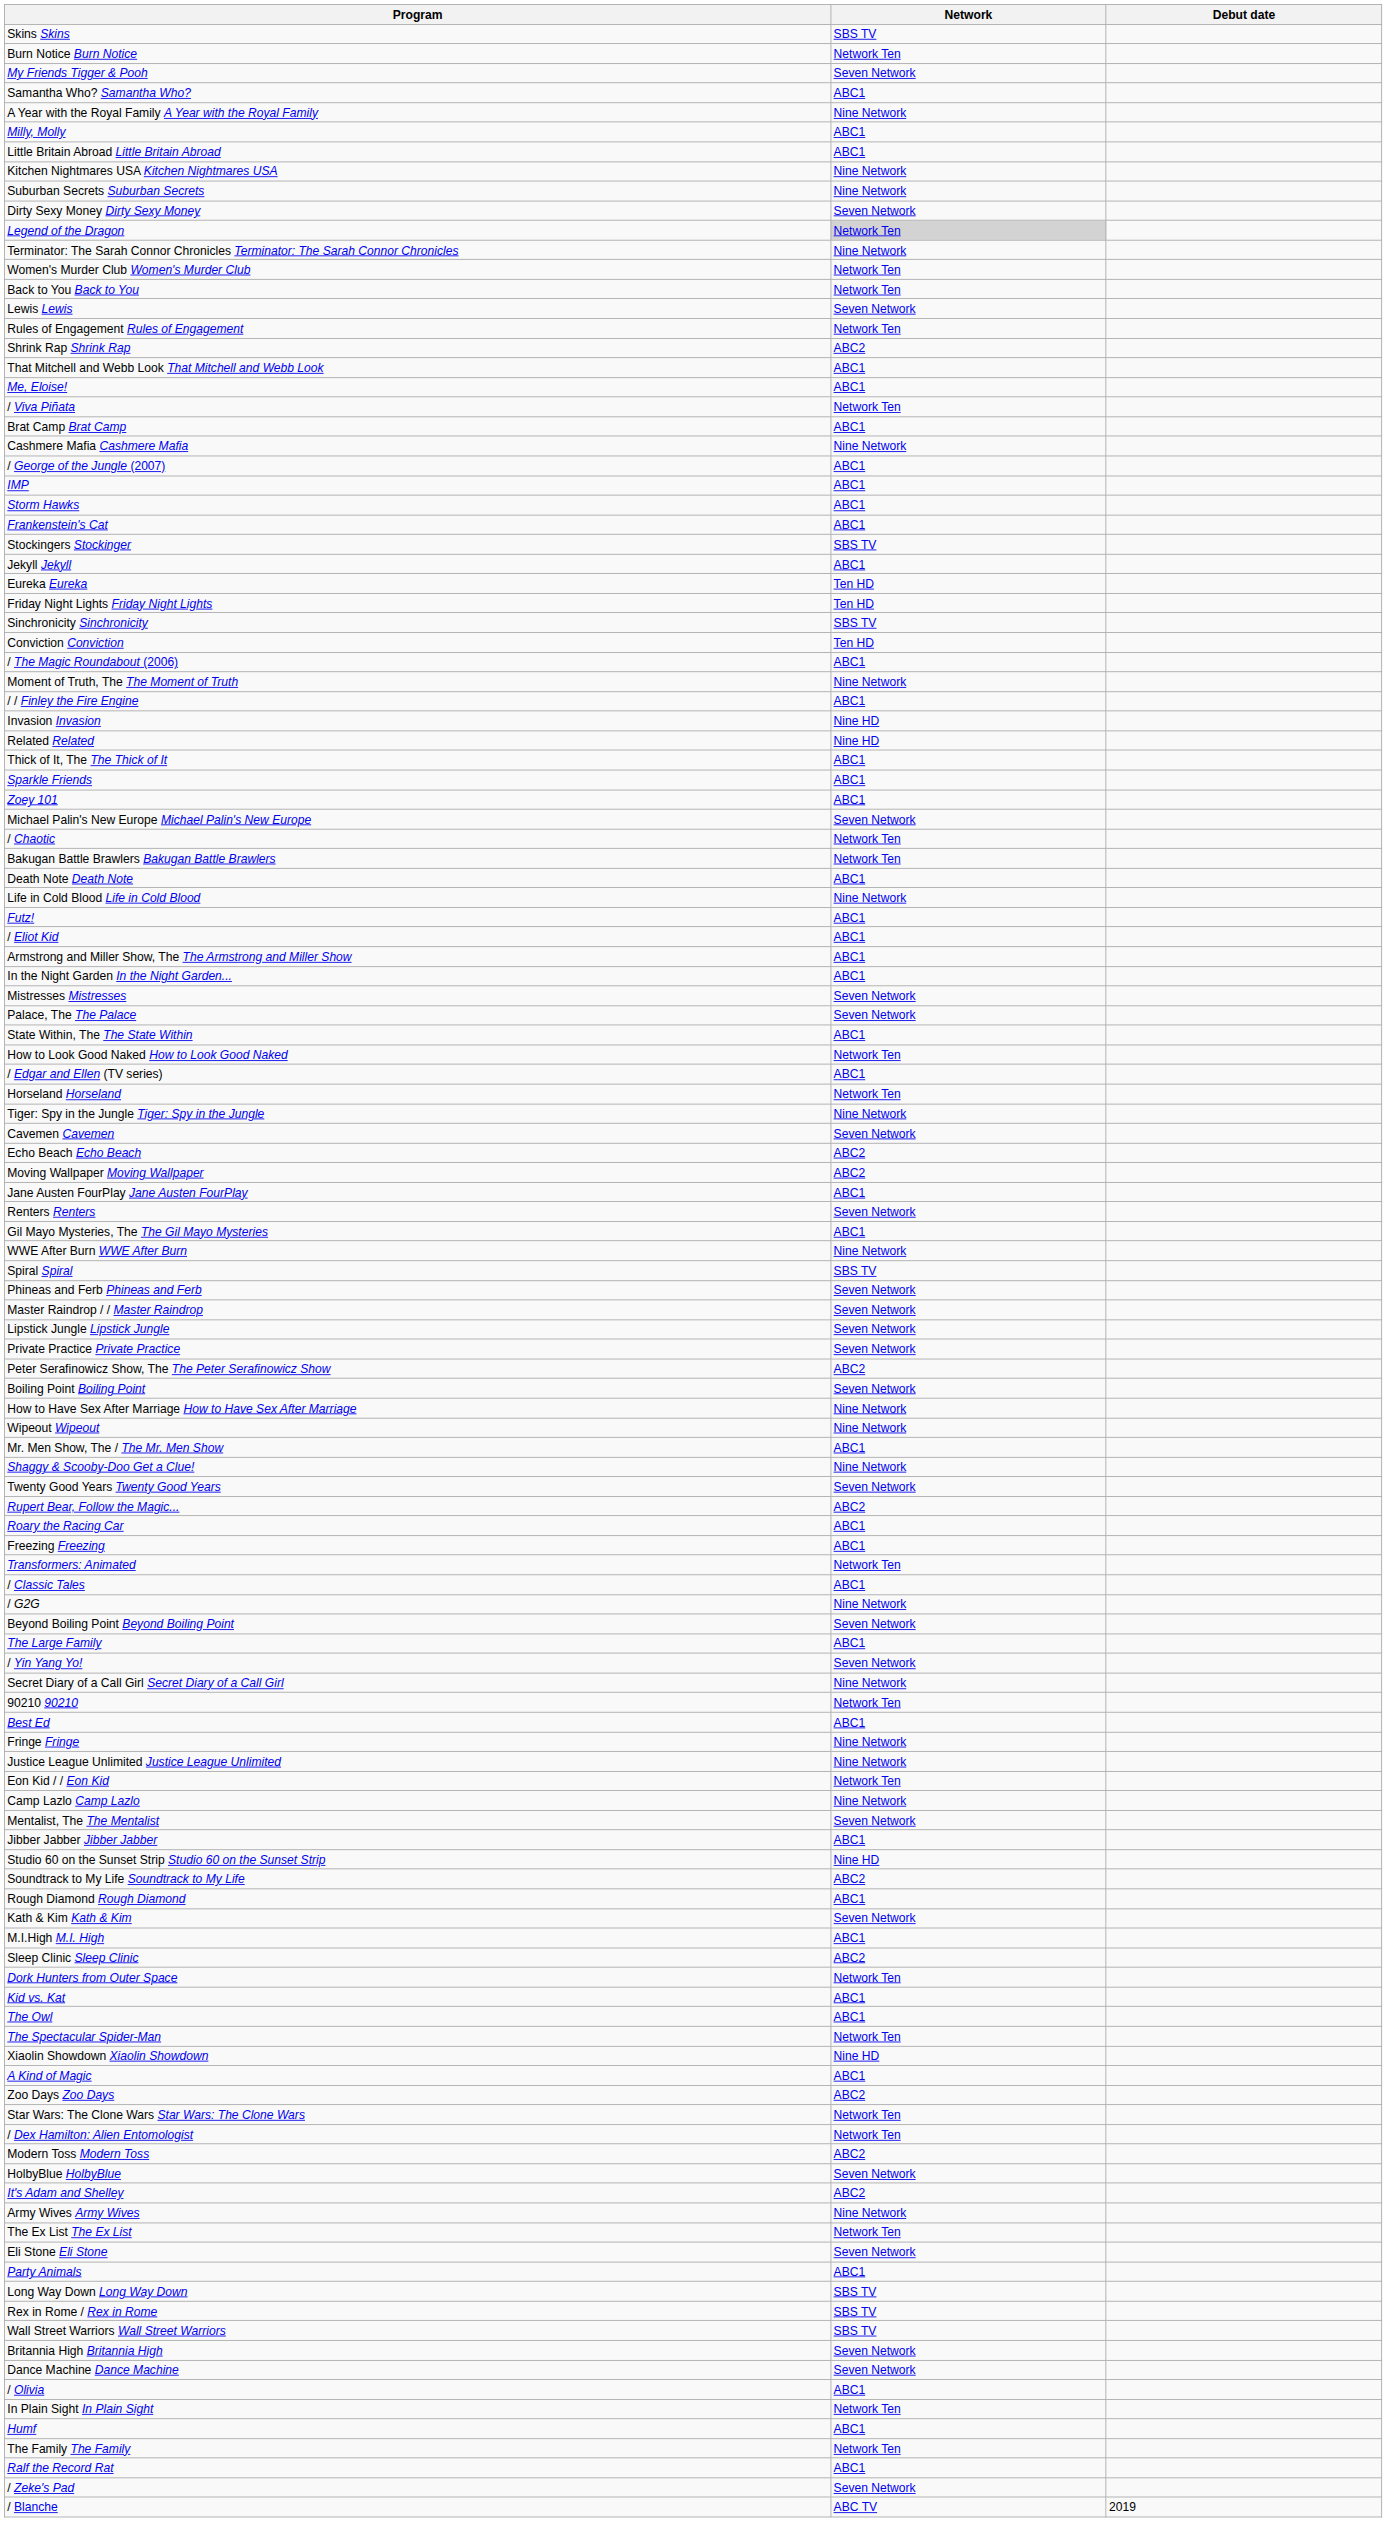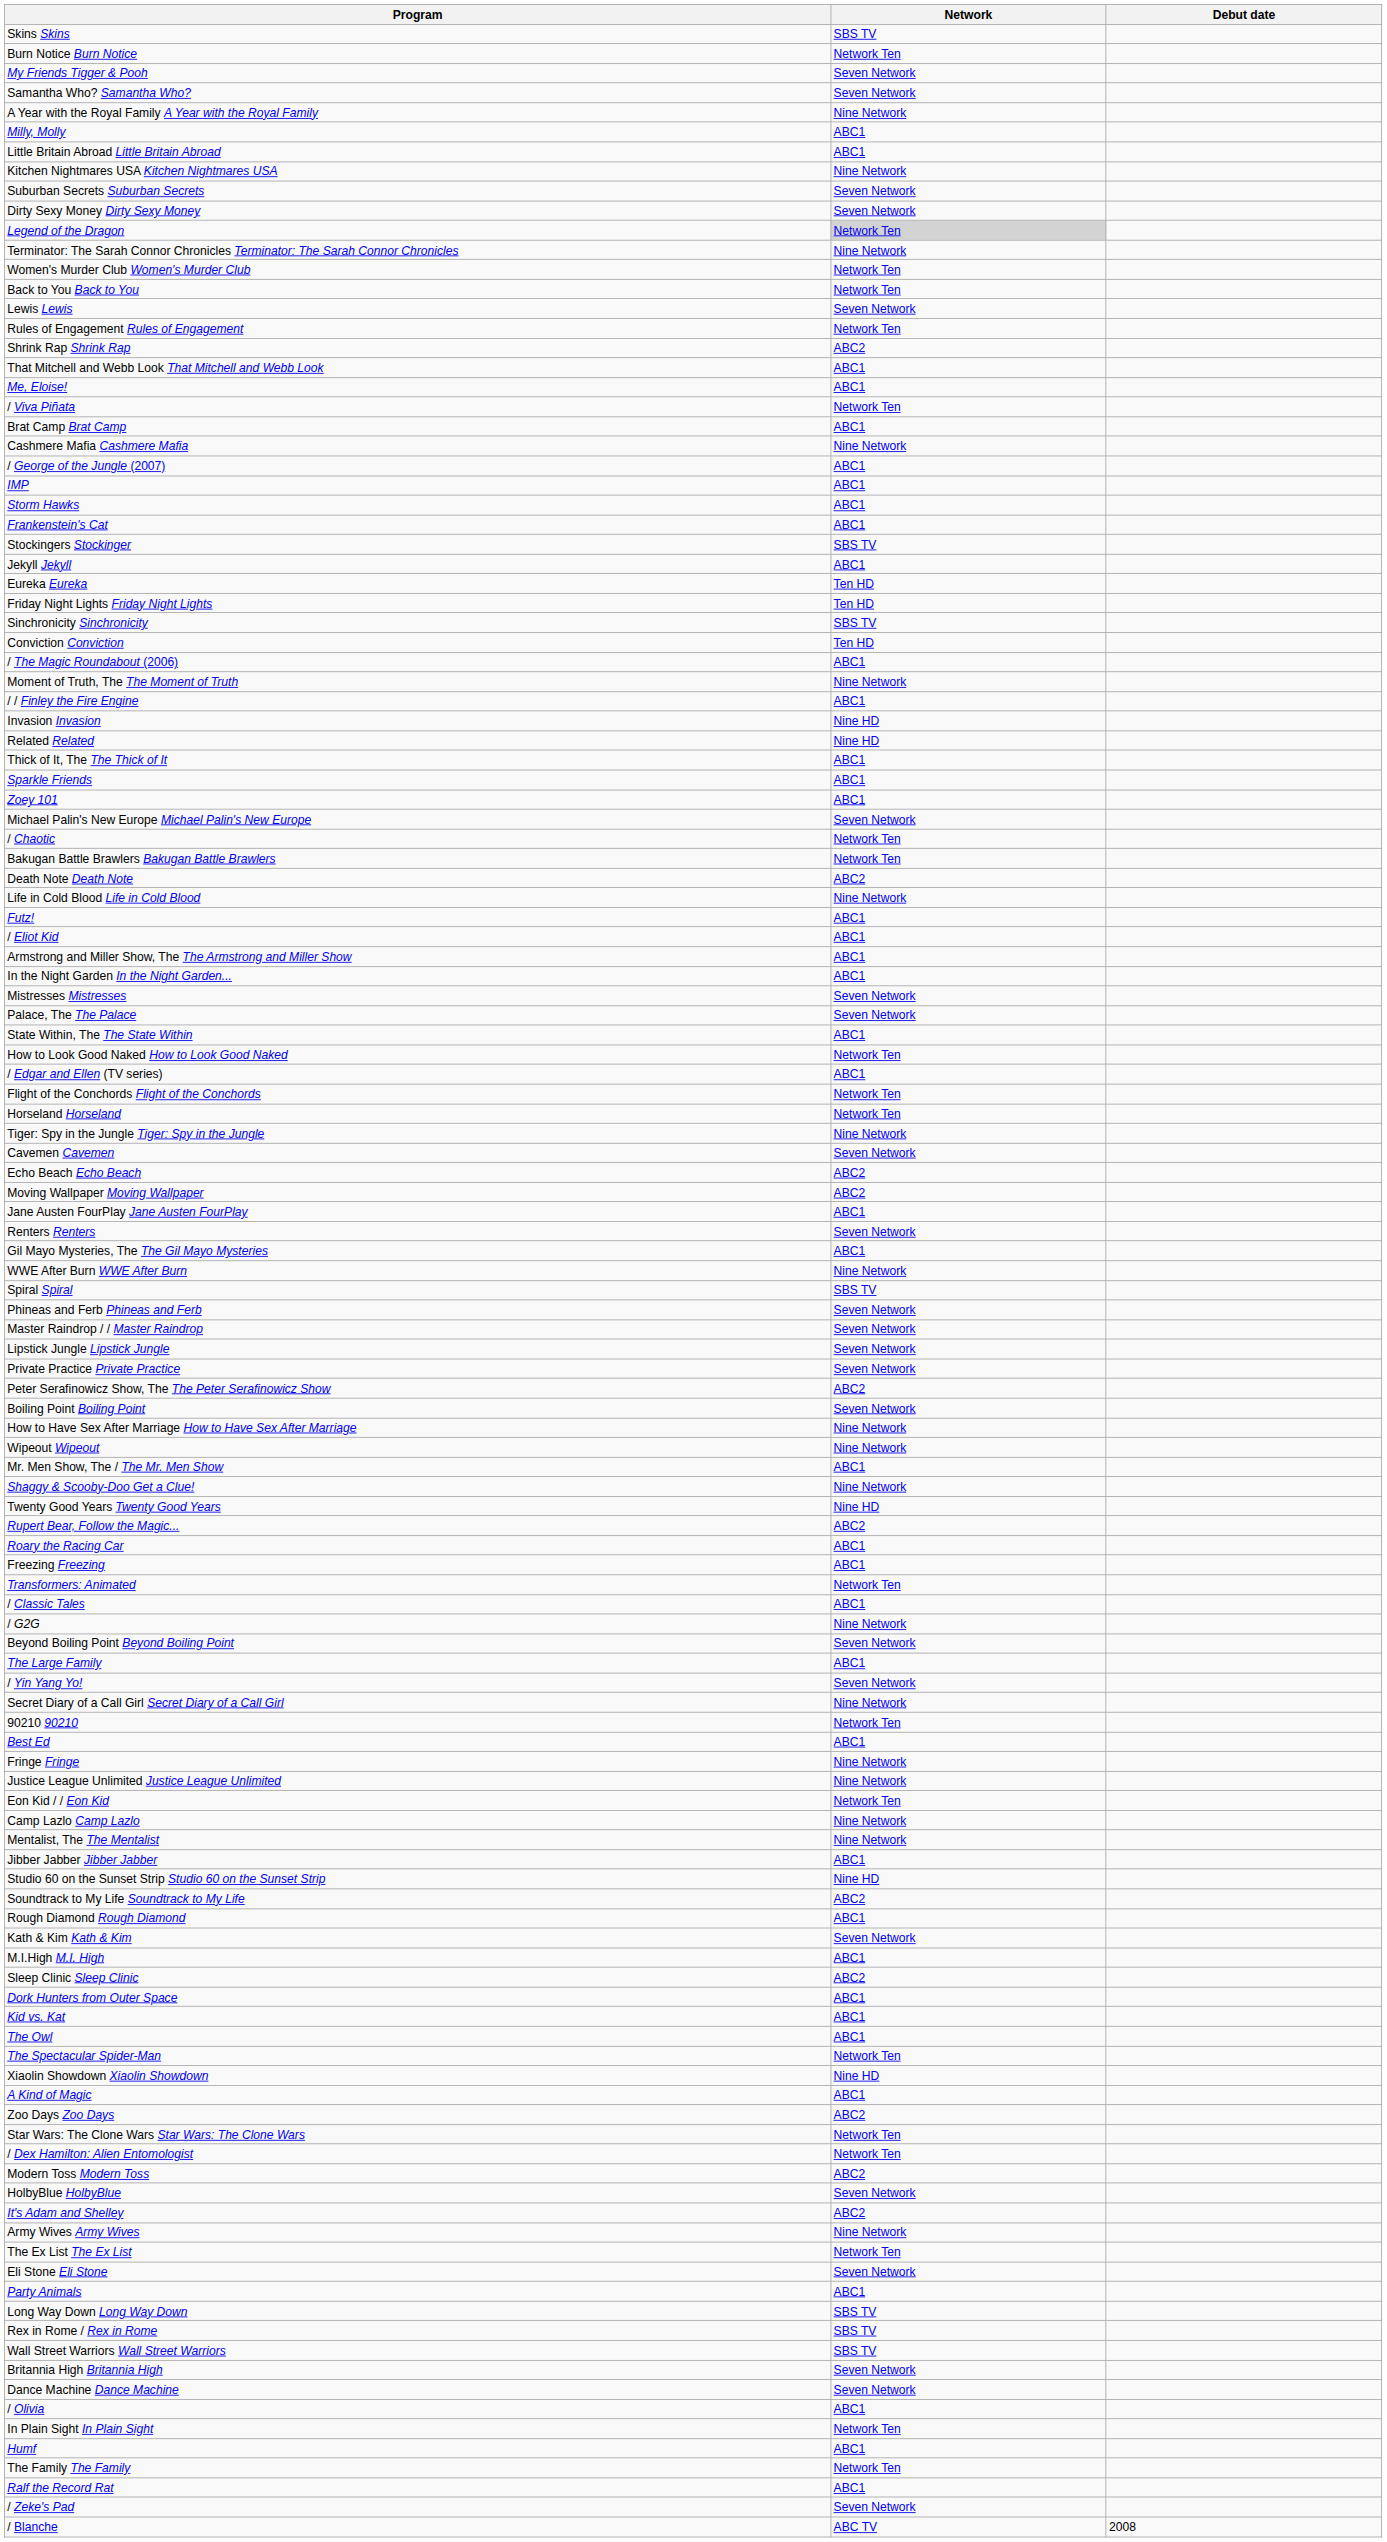(849, 93) ABC1 -> (875, 93) Seven Network
(870, 191) Nine Network -> (875, 191) Seven Network
(849, 878) ABC1 -> (849, 878) ABC2
+ row: (134, 1094)
(875, 1486) Seven Network -> (856, 1506) Nine HD
(875, 1820) Seven Network -> (870, 1840) Nine Network
(867, 1977) Network Ten -> (849, 1997) ABC1
(1123, 2507) 2019 -> (1123, 2527) 2008
